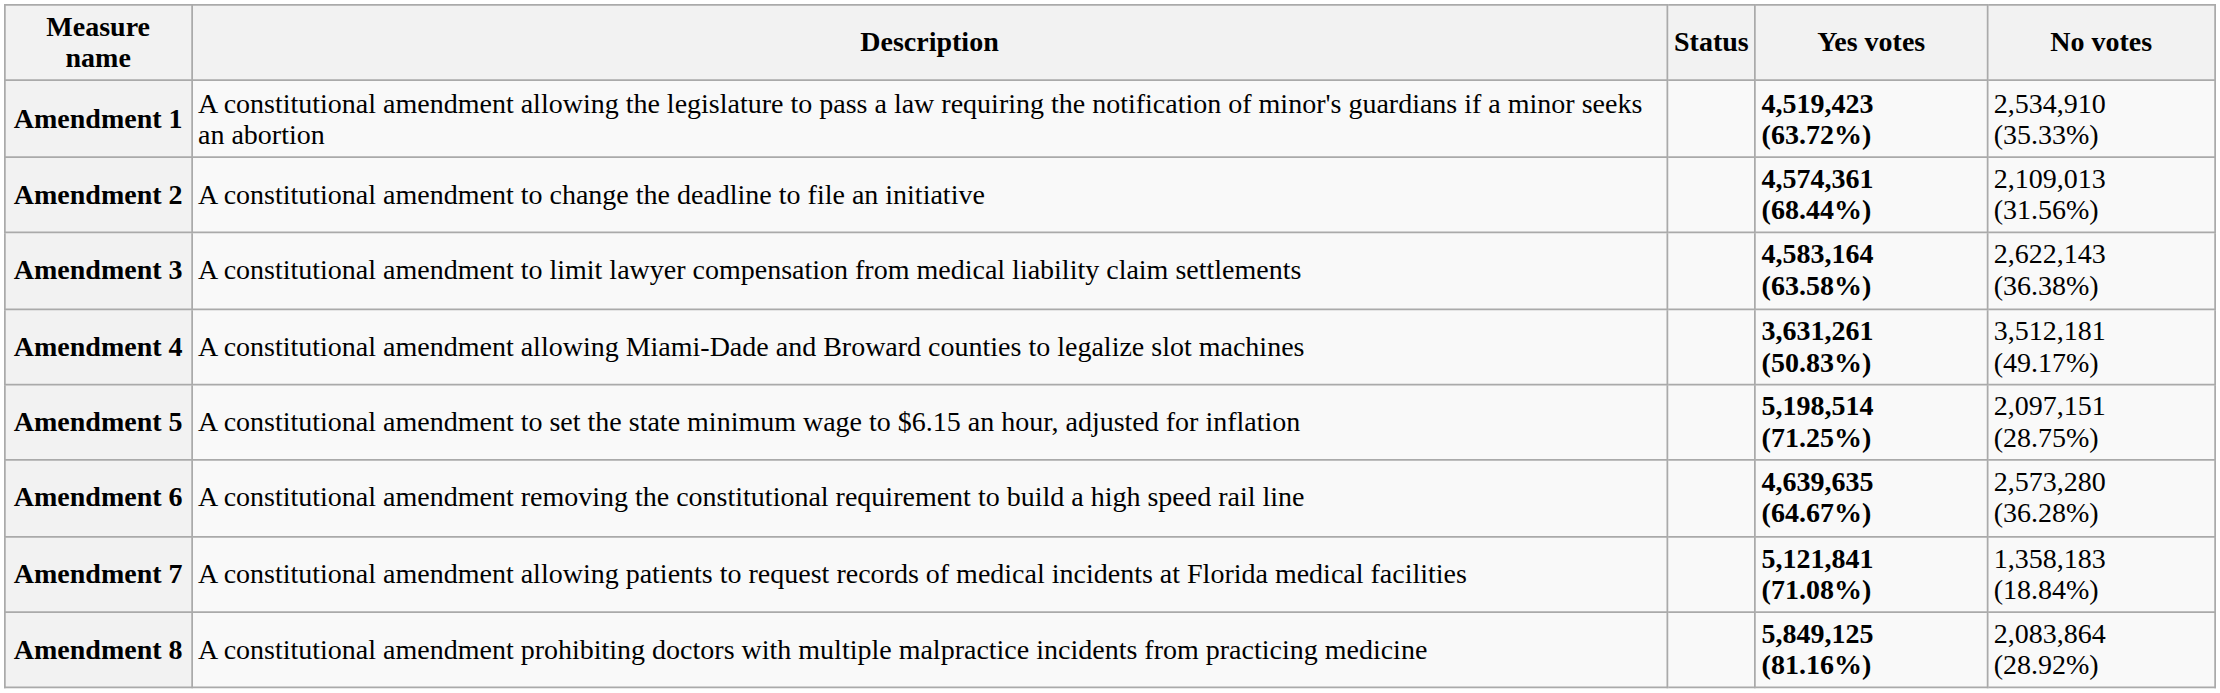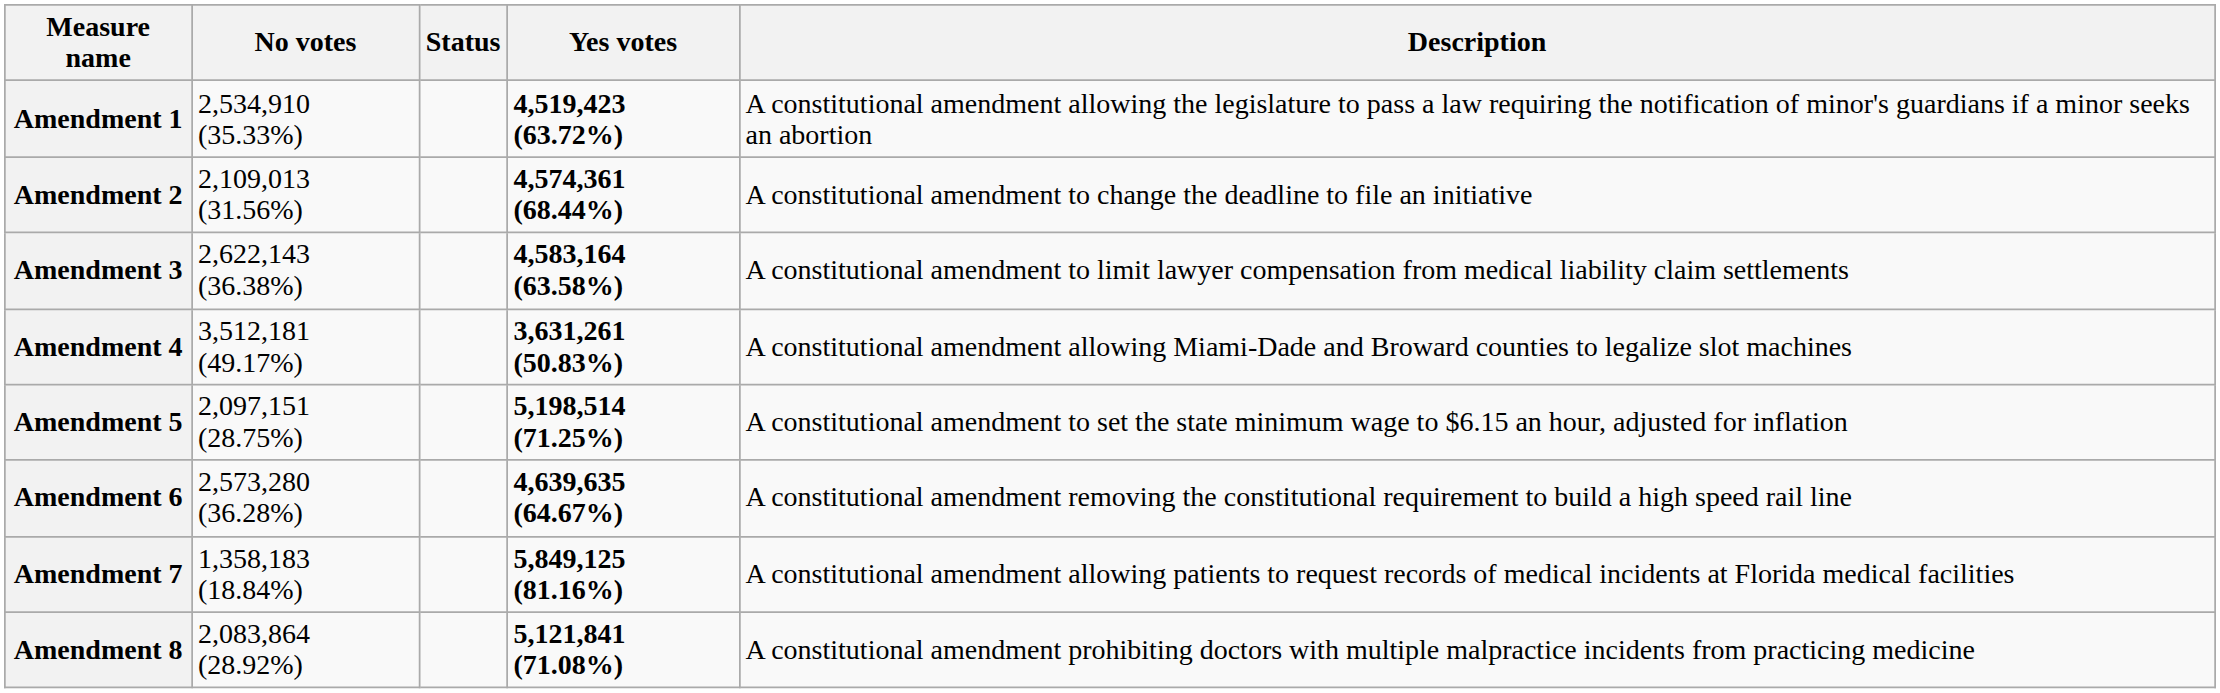columns swapped: (930, 42) <-> (2101, 42)
(1818, 573) 5,121,841 (71.08%) -> (569, 573) 5,849,125 (81.16%)
(1818, 649) 5,849,125 (81.16%) -> (569, 649) 5,121,841 (71.08%)
